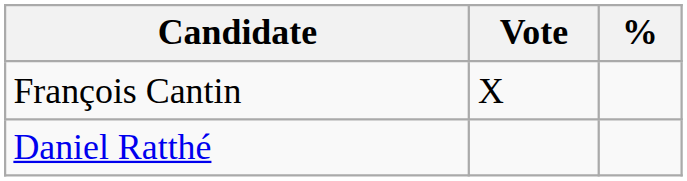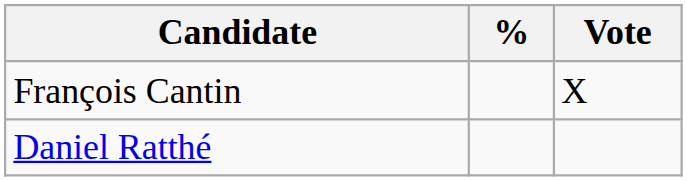columns swapped: (534, 32) <-> (640, 32)
